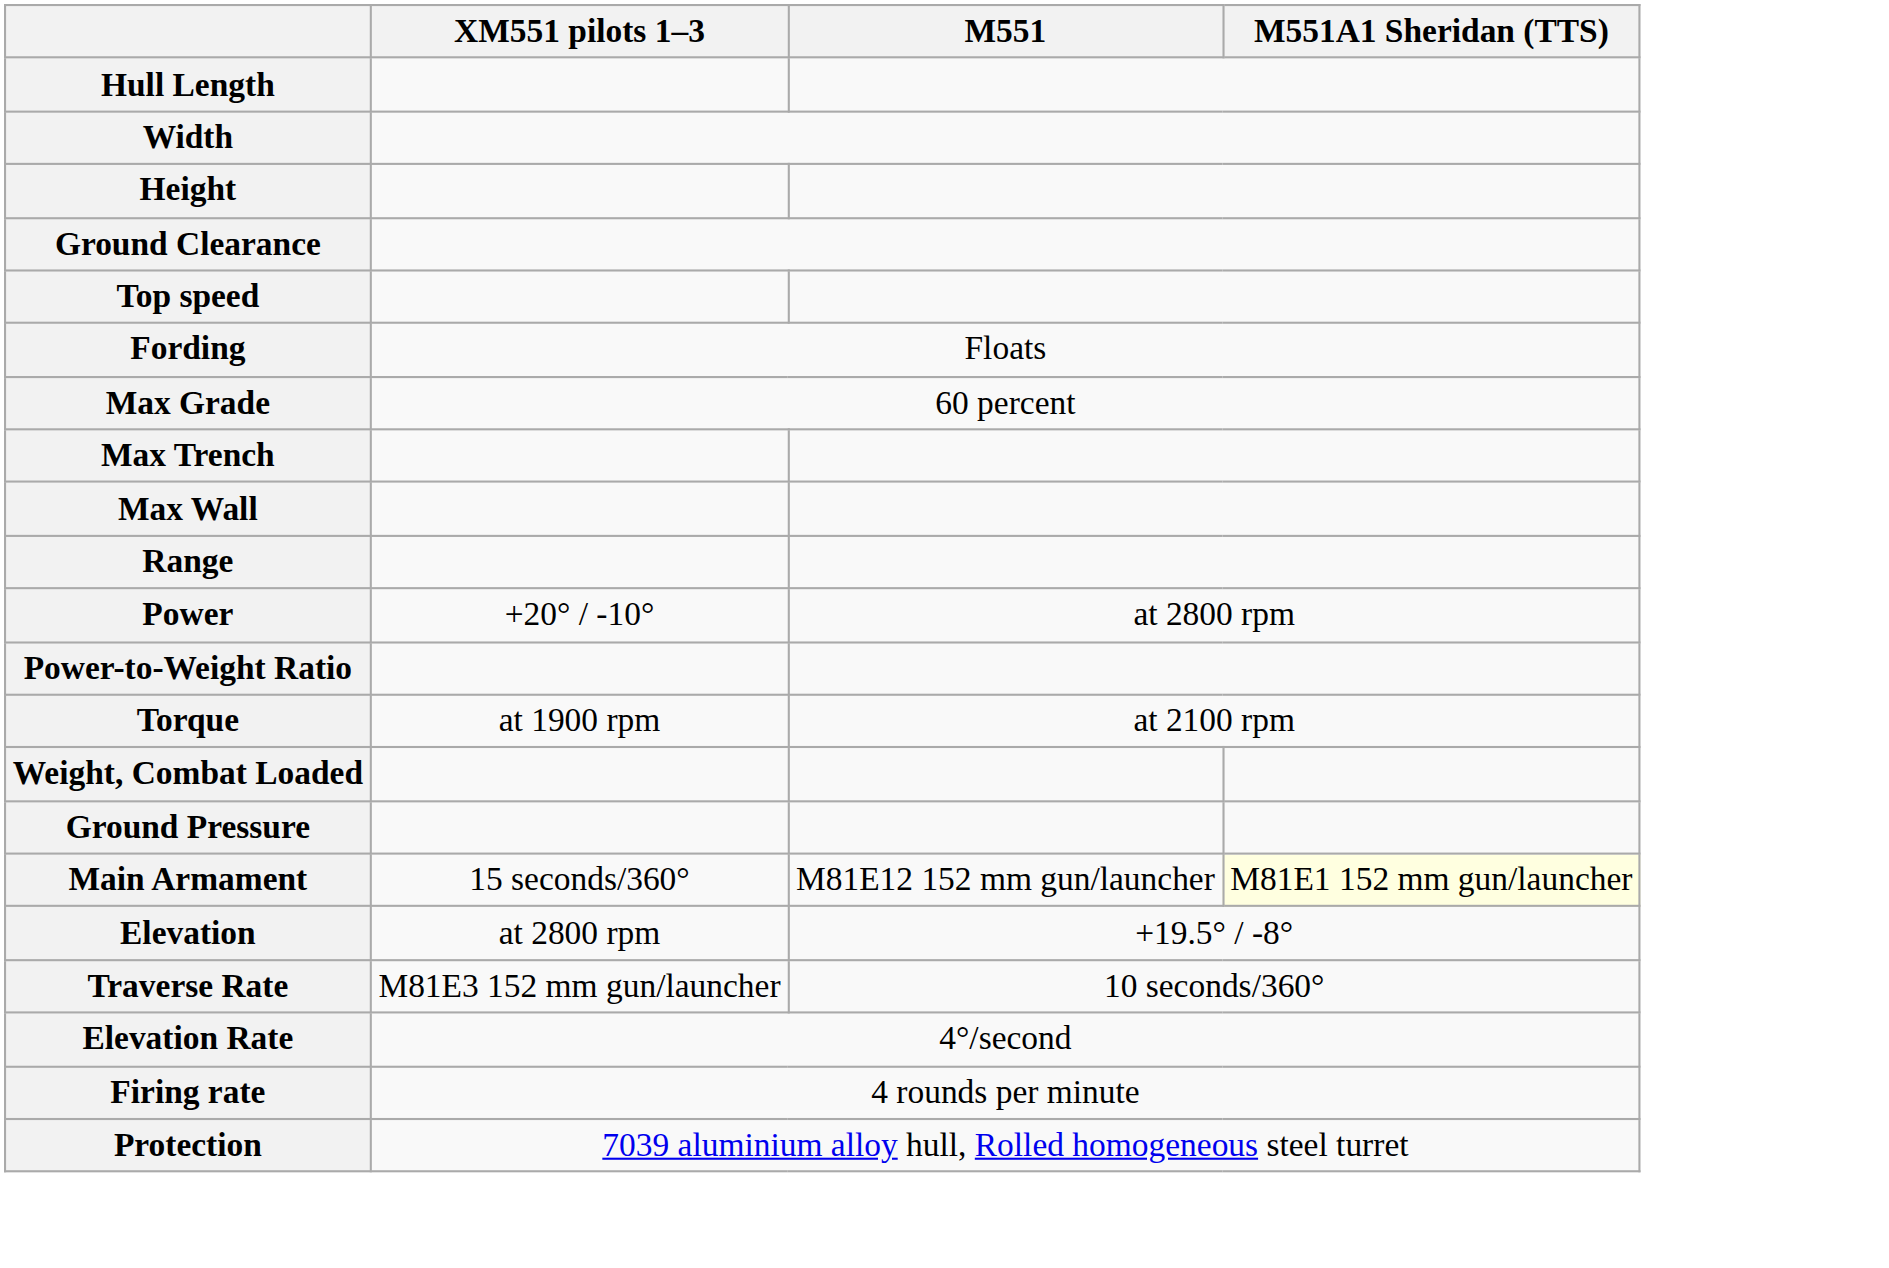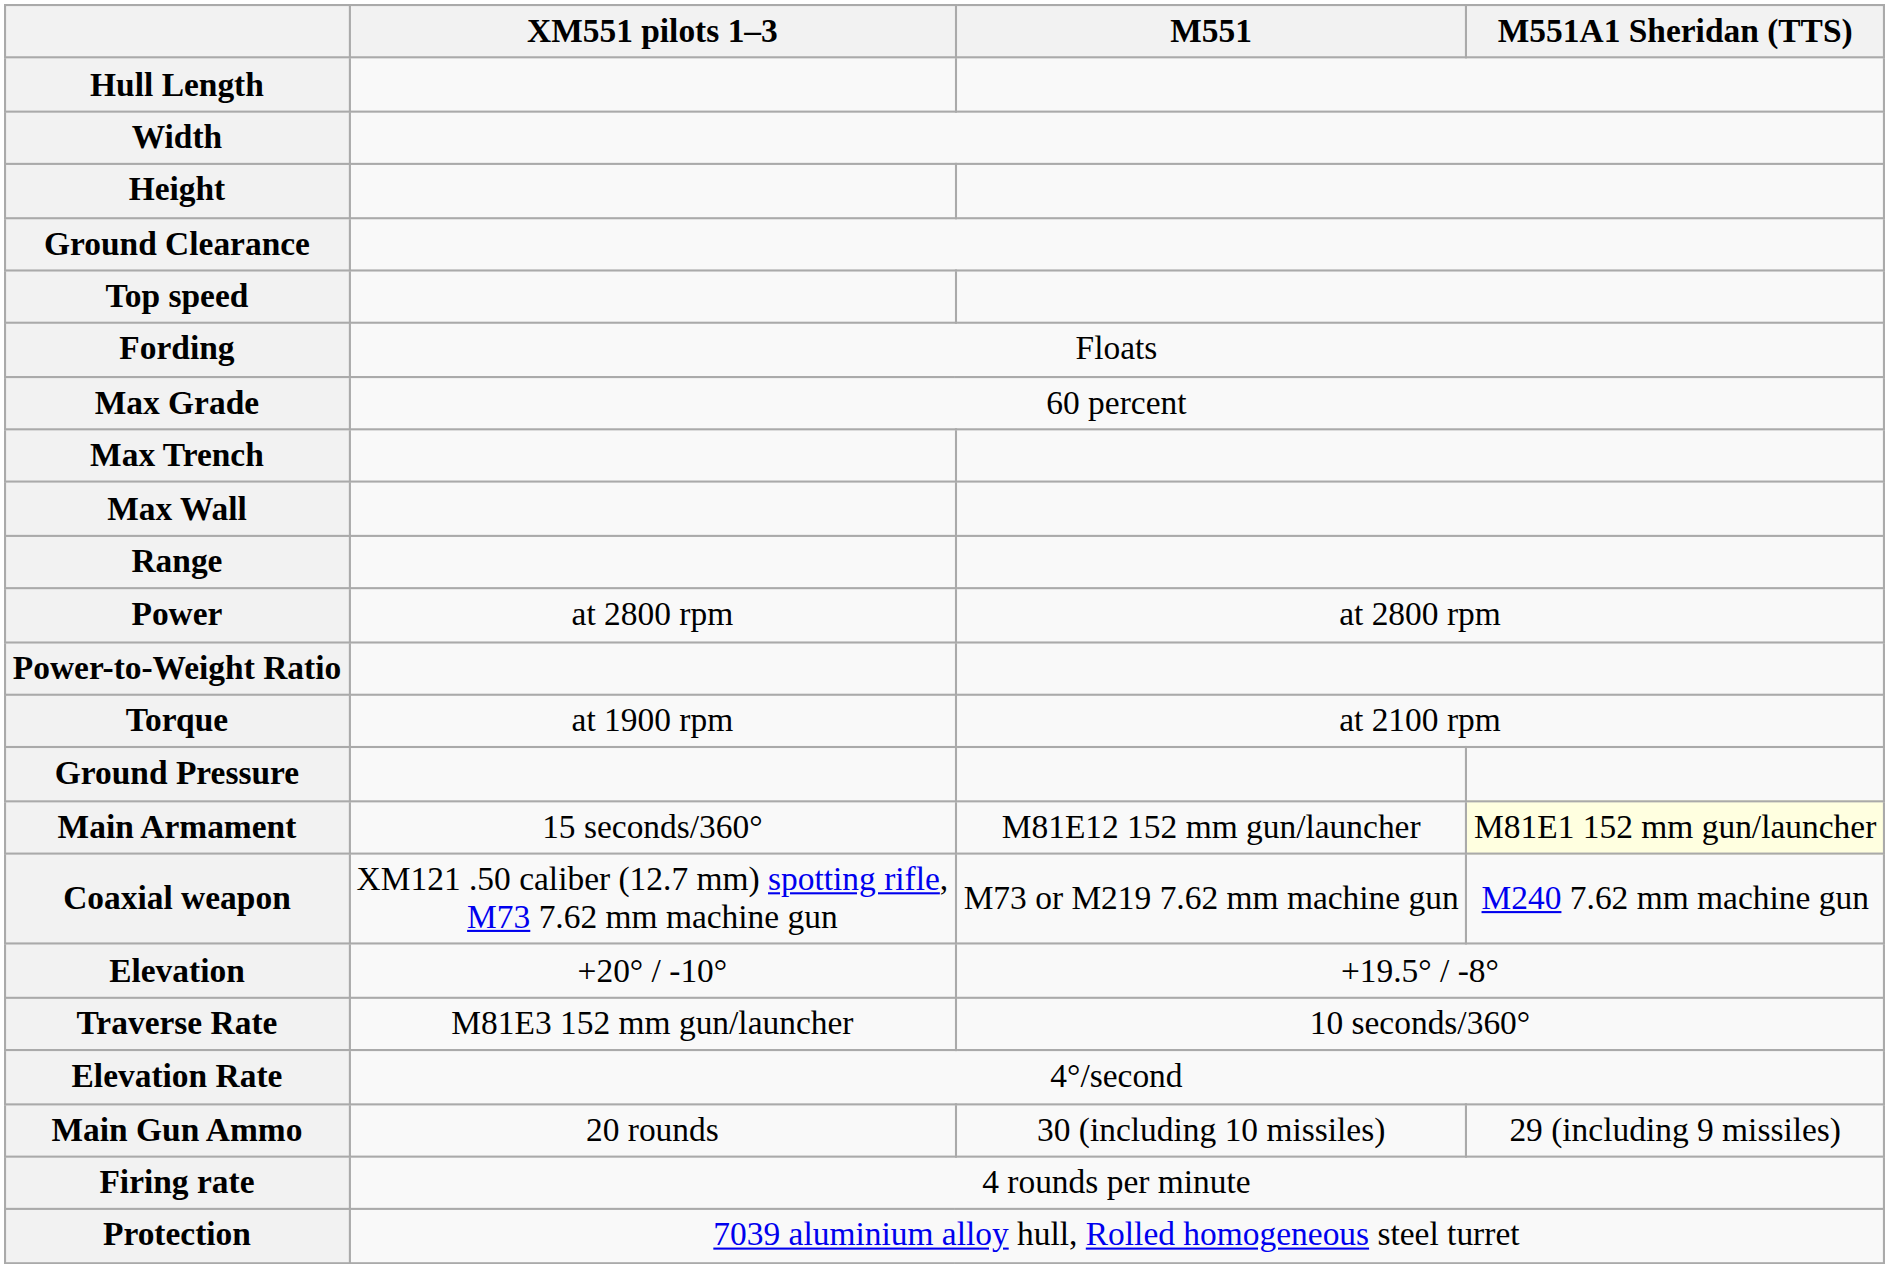(579, 614) +20° / -10° -> (652, 614) at 2800 rpm
- row: (188, 773)
+ row: (177, 898)
(579, 932) at 2800 rpm -> (652, 970) +20° / -10°
+ row: (177, 1129)
